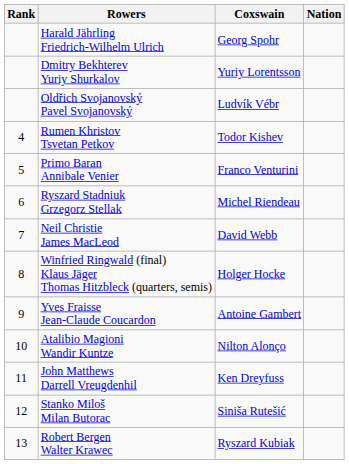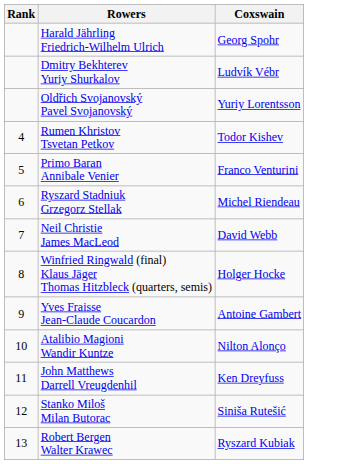- column: (324, 14)
(259, 72) Yuriy Lorentsson -> (248, 72) Ludvík Vébr
(248, 104) Ludvík Vébr -> (259, 104) Yuriy Lorentsson
